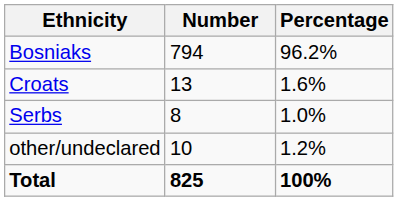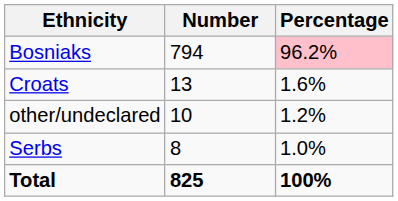(309, 52) no background -> (309, 52) pink background
rows swapped: (36, 116) <-> (85, 148)
